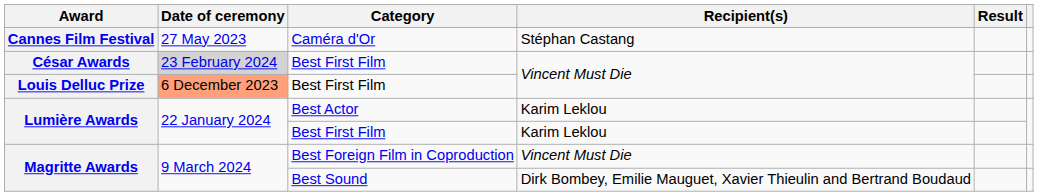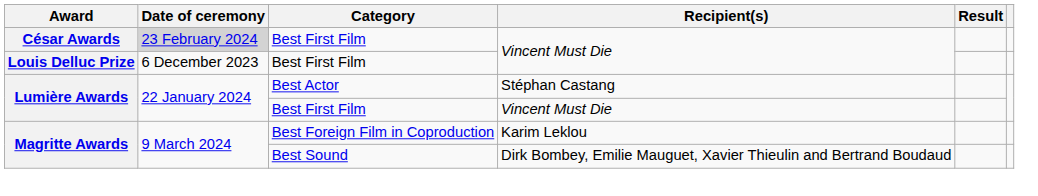- row: (81, 39)
(220, 86) lightsalmon background -> (200, 62) no background
(564, 109) Karim Leklou -> (558, 86) Stéphan Castang
(564, 132) Karim Leklou -> (557, 109) Vincent Must Die
(576, 156) Vincent Must Die -> (544, 132) Karim Leklou
